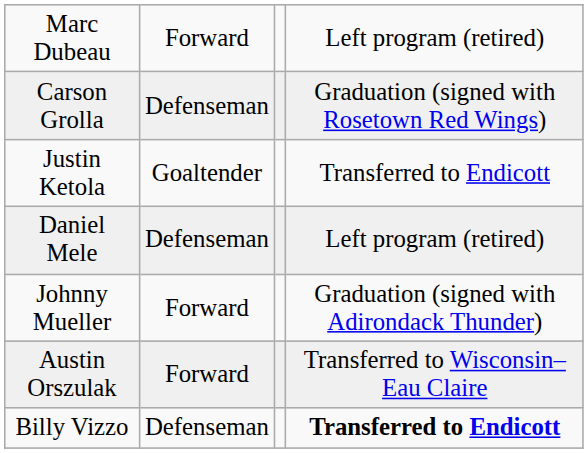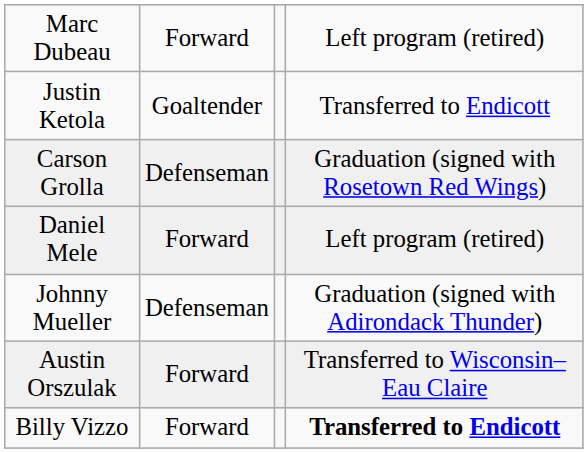rows swapped: (72, 105) <-> (72, 172)
(207, 239) Defenseman -> (207, 239) Forward
(207, 307) Forward -> (207, 307) Defenseman
(207, 427) Defenseman -> (207, 427) Forward
